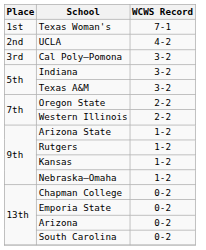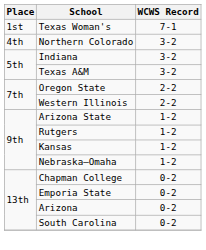- row: (50, 42)
- row: (80, 57)
+ row: (86, 42)
